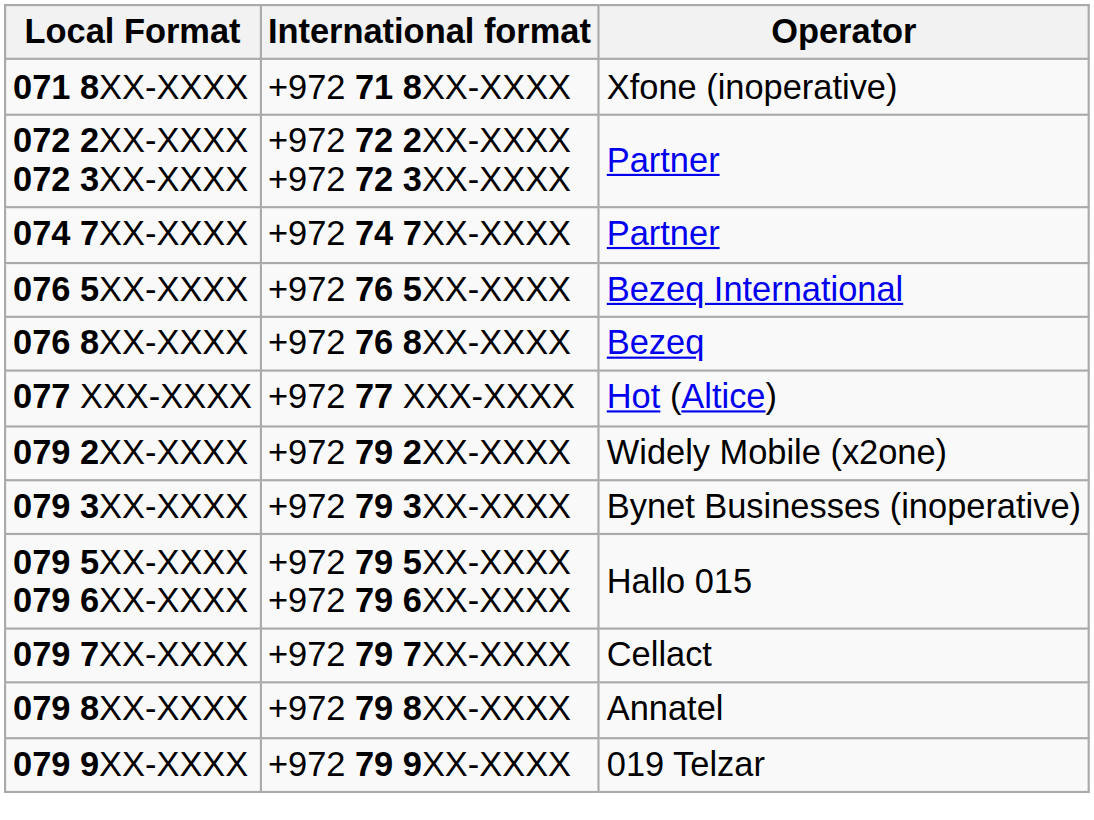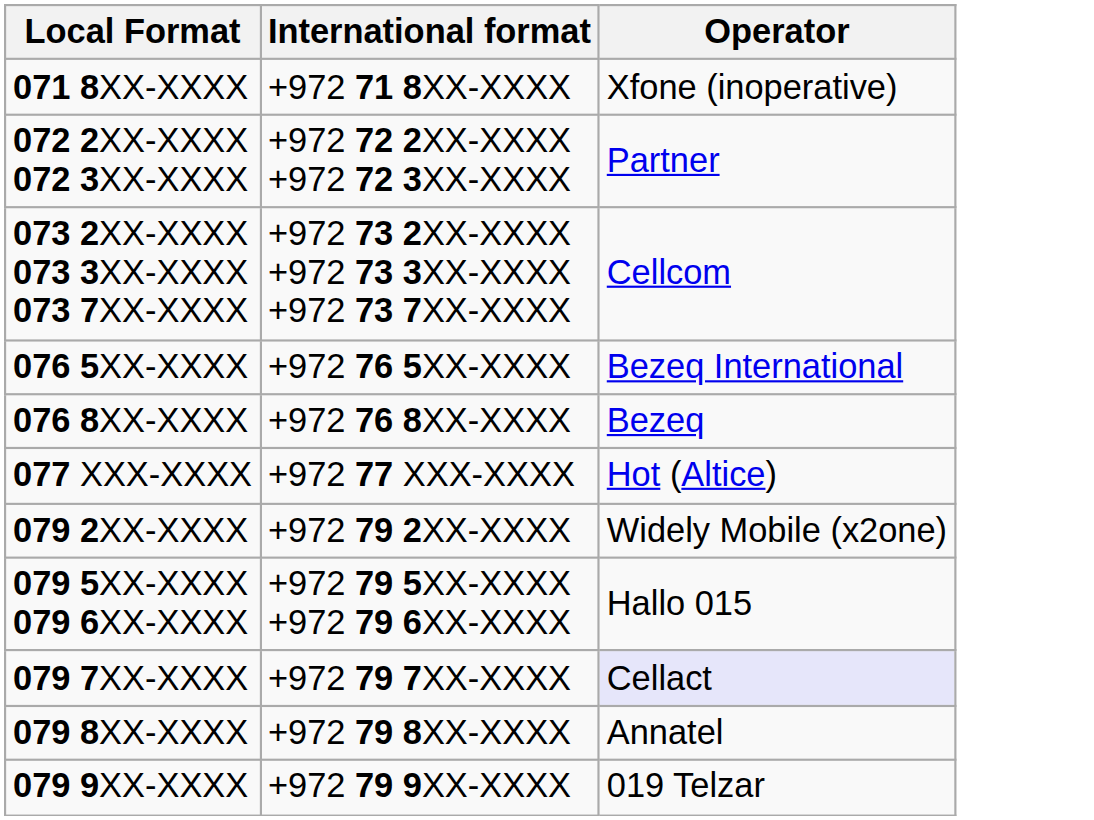+ row: (131, 272)
- row: (131, 234)
- row: (131, 506)
(659, 654) no background -> (659, 677) lavender background
